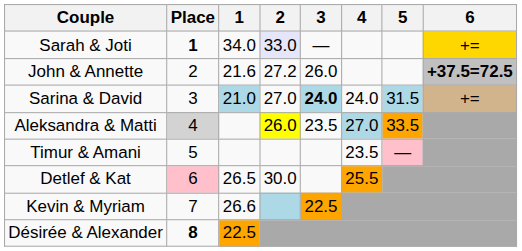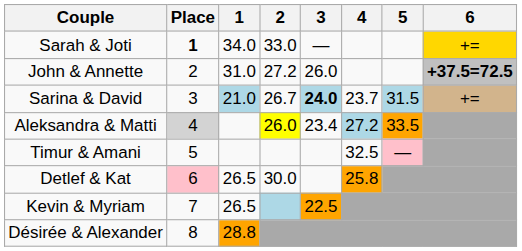(280, 44) lavender background -> (280, 44) no background
(239, 71) 21.6 -> (239, 71) 31.0
(280, 98) 27.0 -> (280, 98) 26.7
(362, 98) 24.0 -> (362, 98) 23.7
(321, 125) 23.5 -> (321, 125) 23.4
(362, 125) 27.0 -> (362, 125) 27.2
(362, 152) 23.5 -> (362, 152) 32.5
(362, 179) 25.5 -> (362, 179) 25.8
(239, 206) 26.6 -> (239, 206) 26.5
(193, 233) bold -> (193, 233) normal
(239, 233) 22.5 -> (239, 233) 28.8
